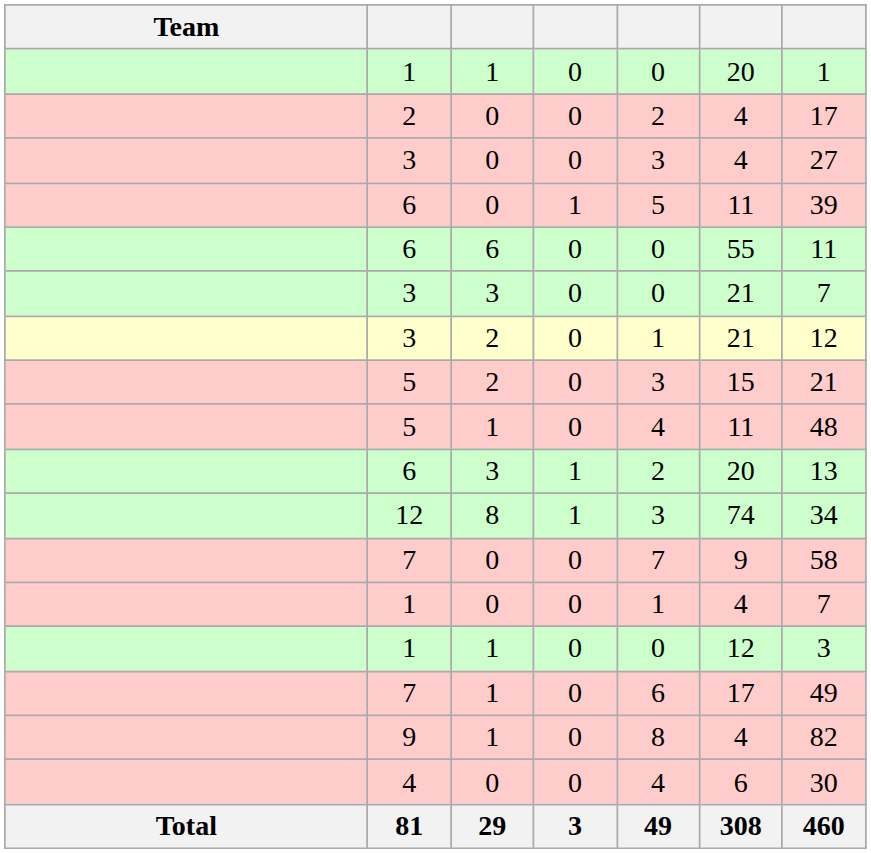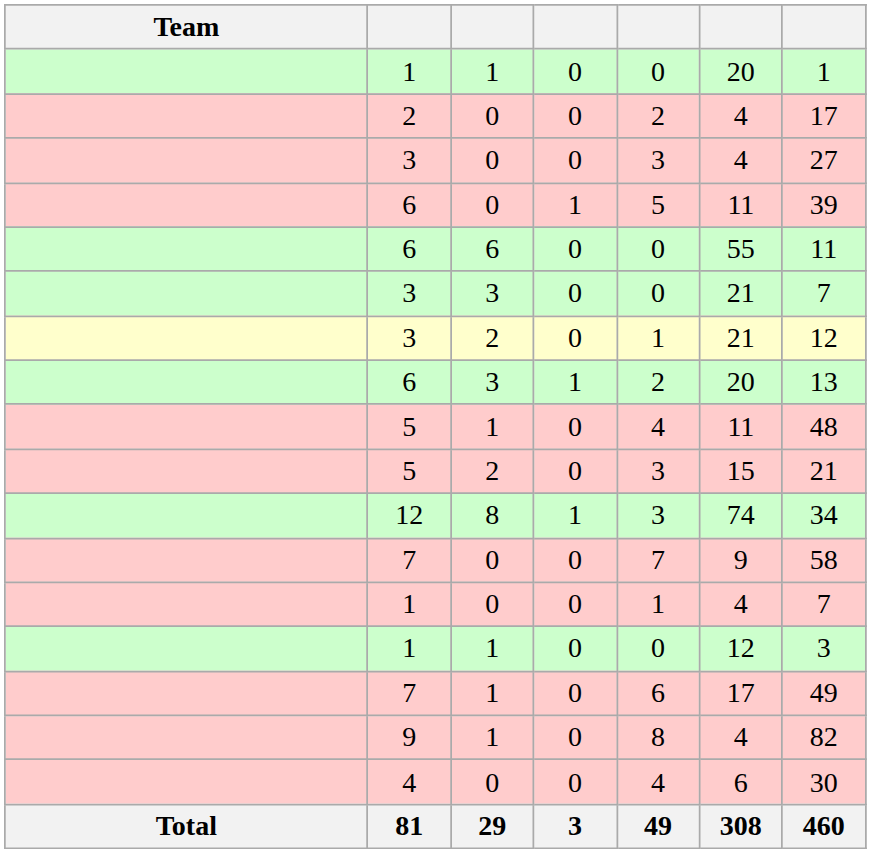rows swapped: (409, 381) <-> (409, 470)
